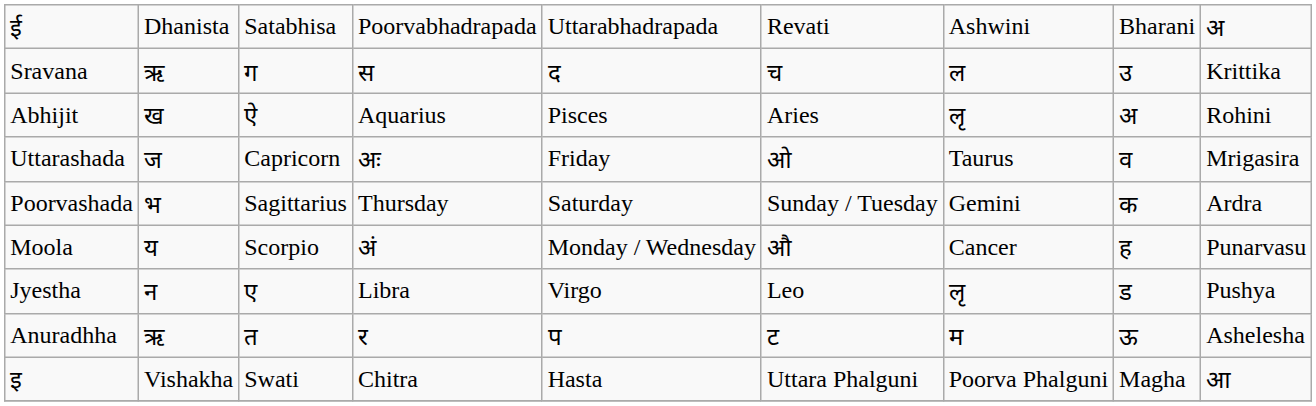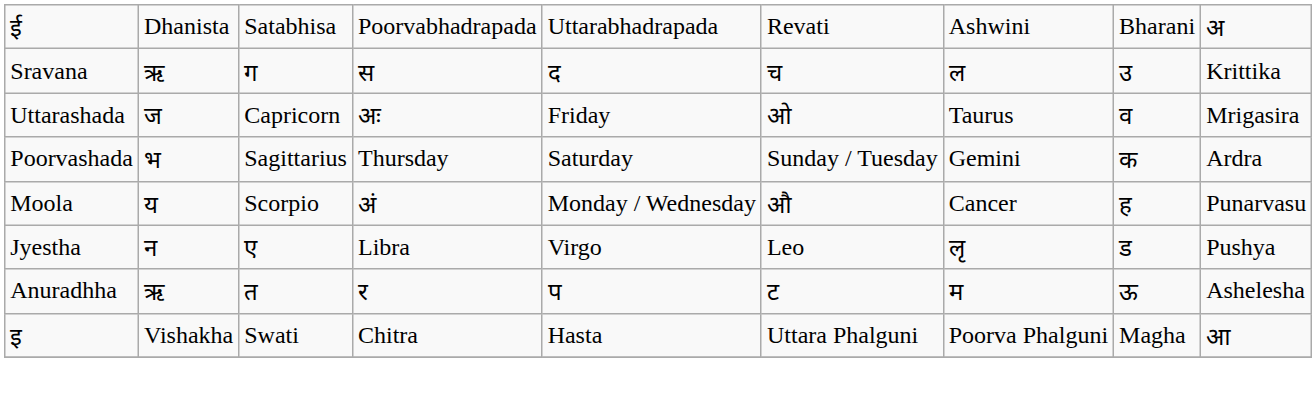- row: (44, 114)
